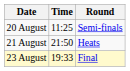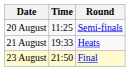(62, 43) 21:50 -> (62, 43) 19:33
(62, 58) 19:33 -> (62, 58) 21:50
